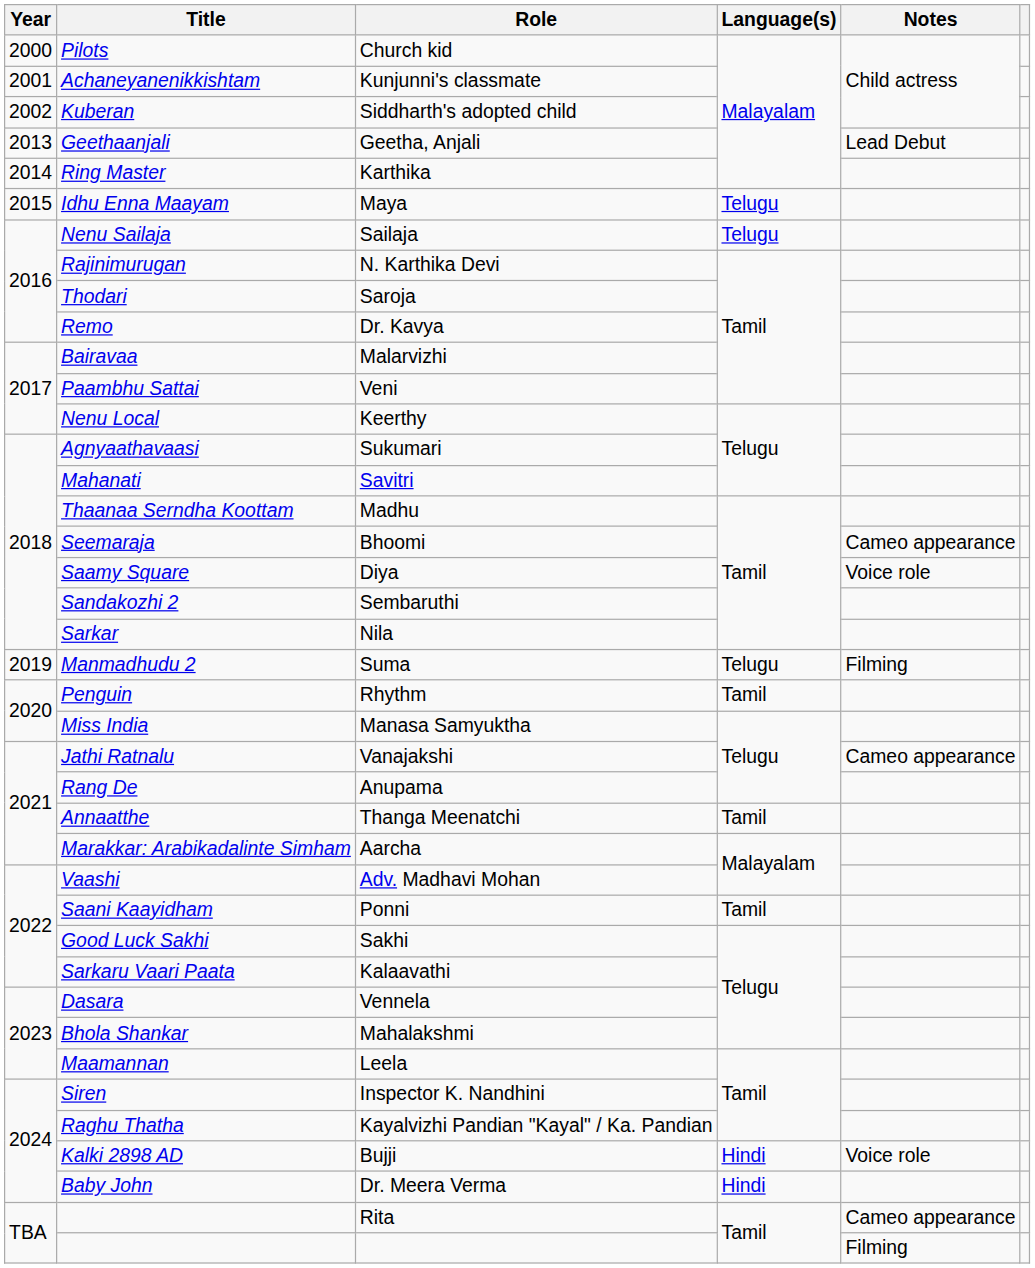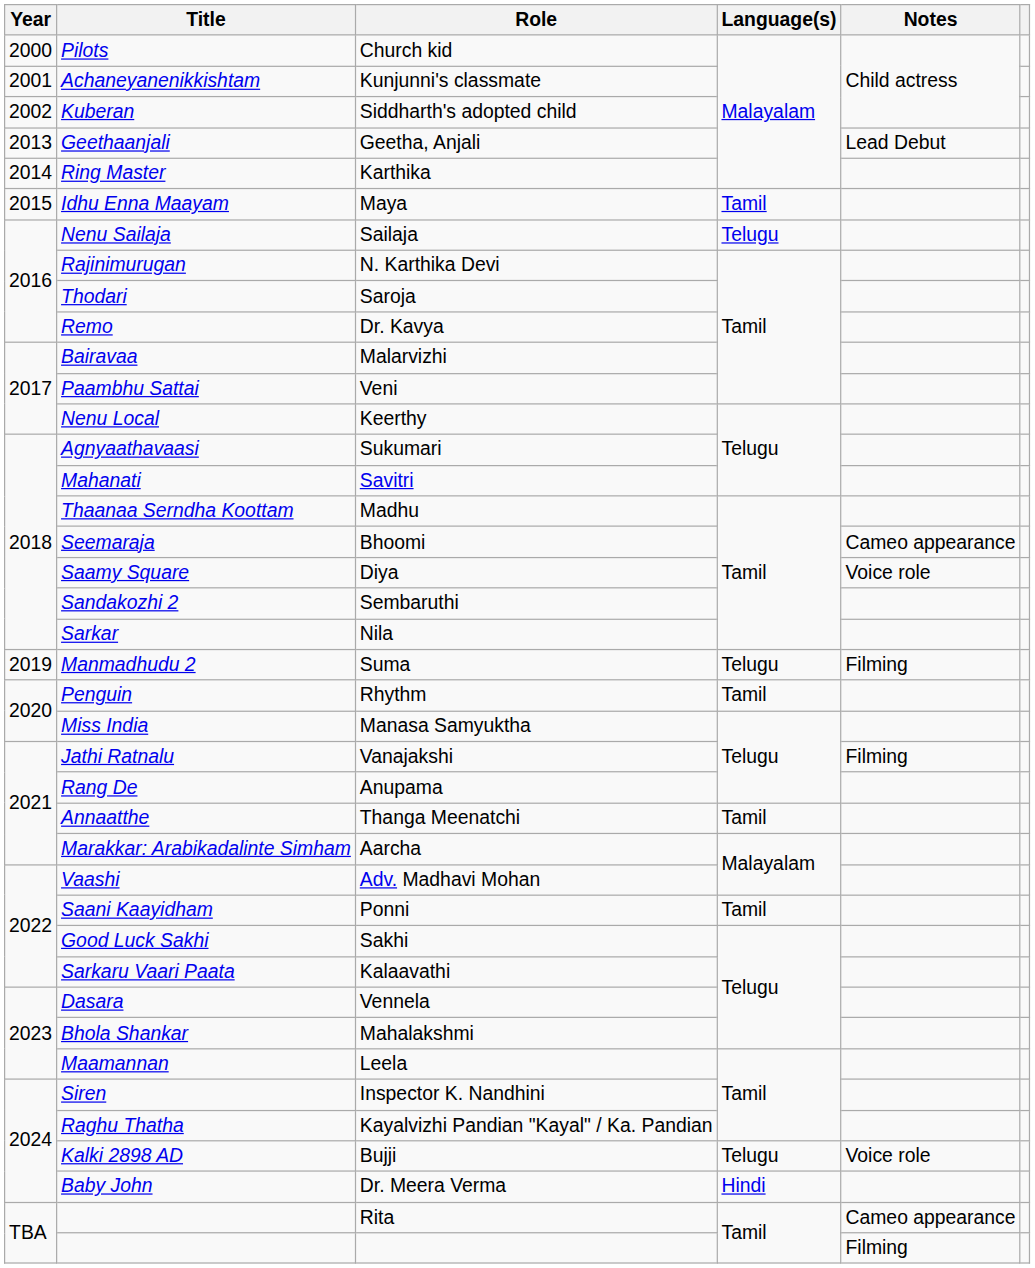(750, 204) Telugu -> (744, 204) Tamil
(931, 756) Cameo appearance -> (877, 756) Filming
(744, 1155) Hindi -> (750, 1155) Telugu
